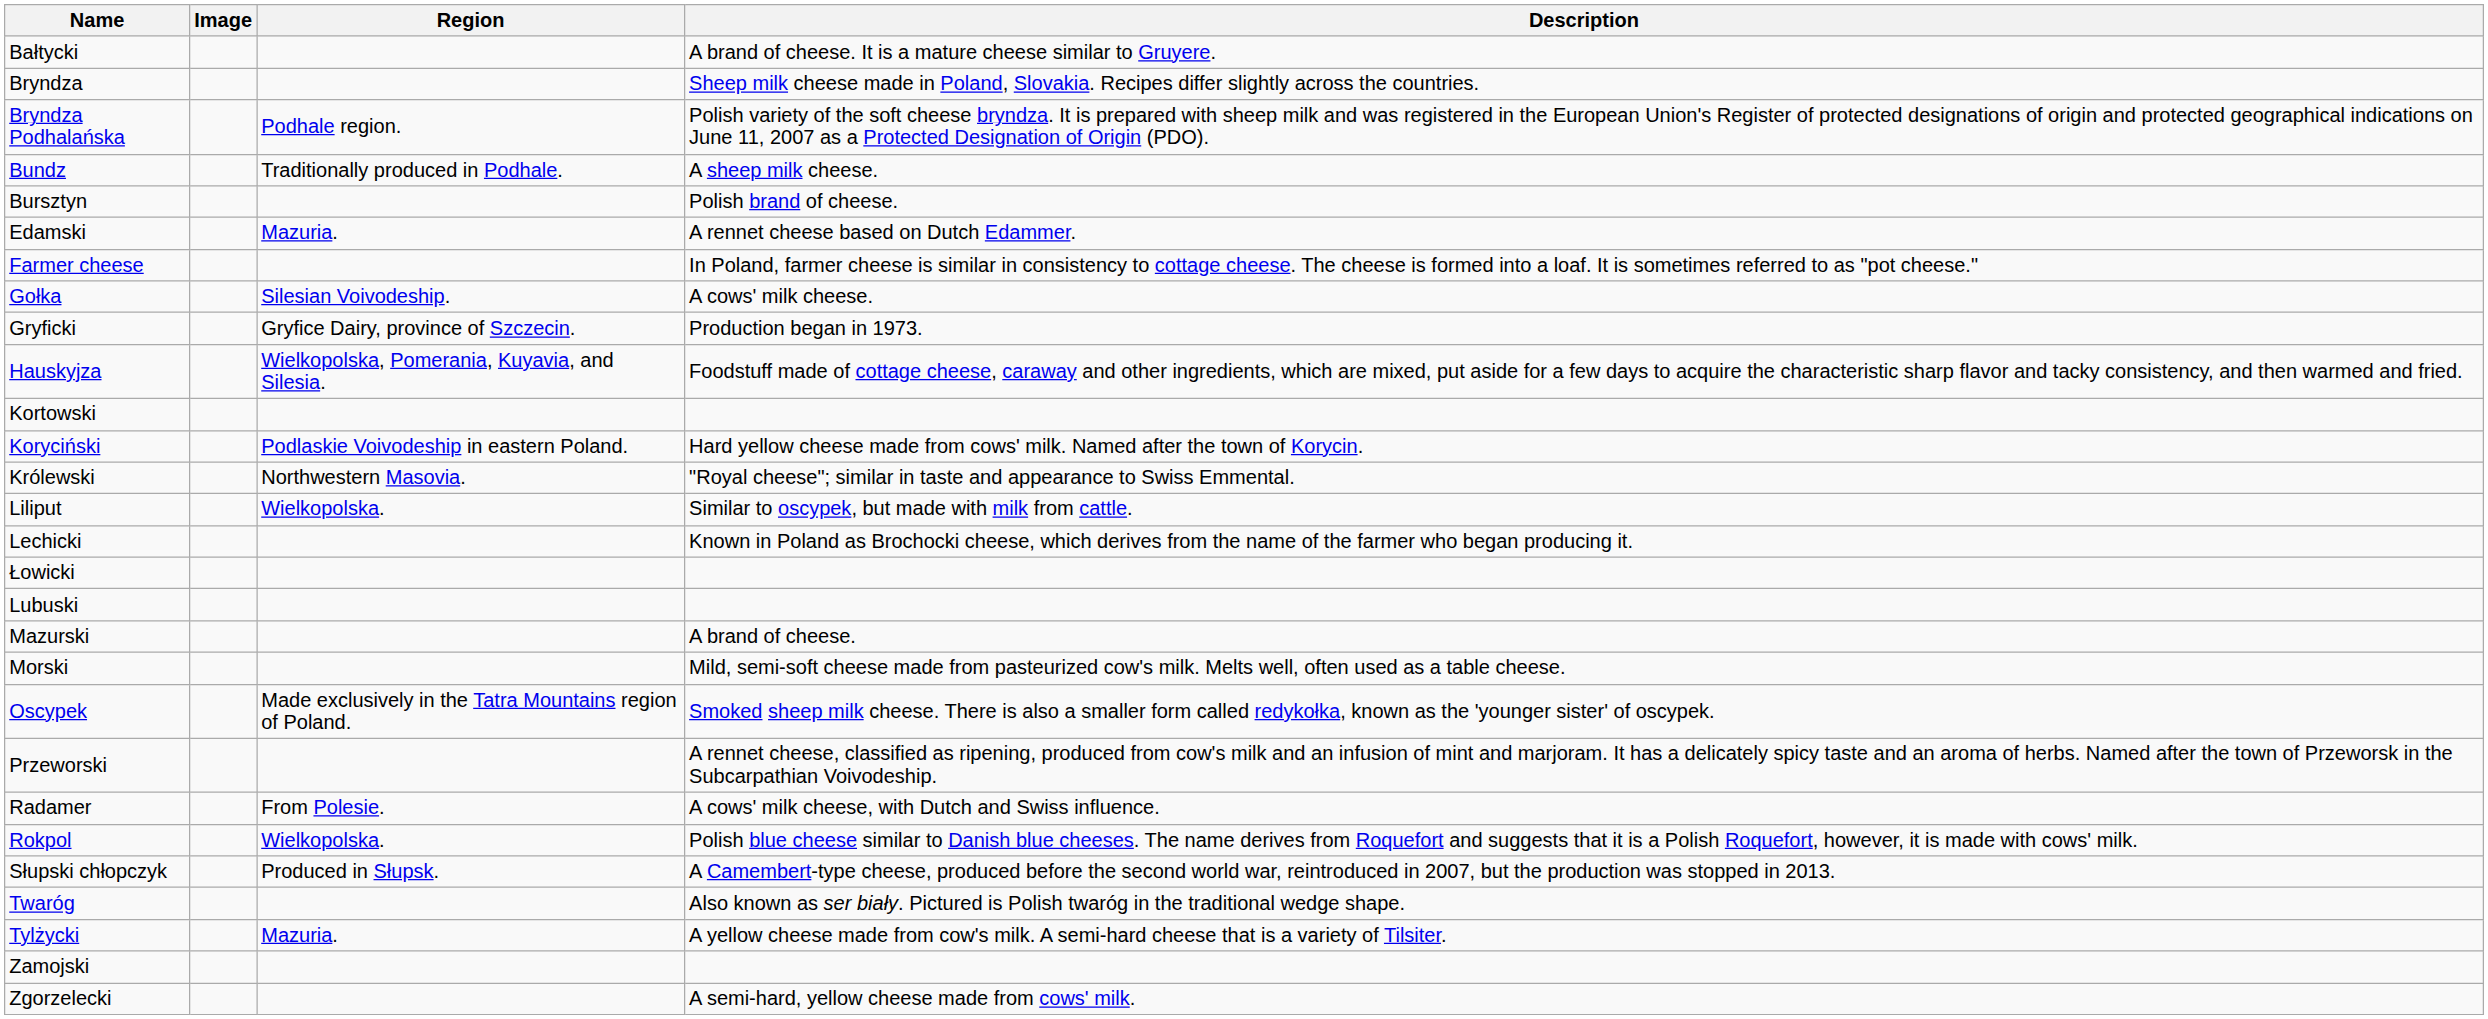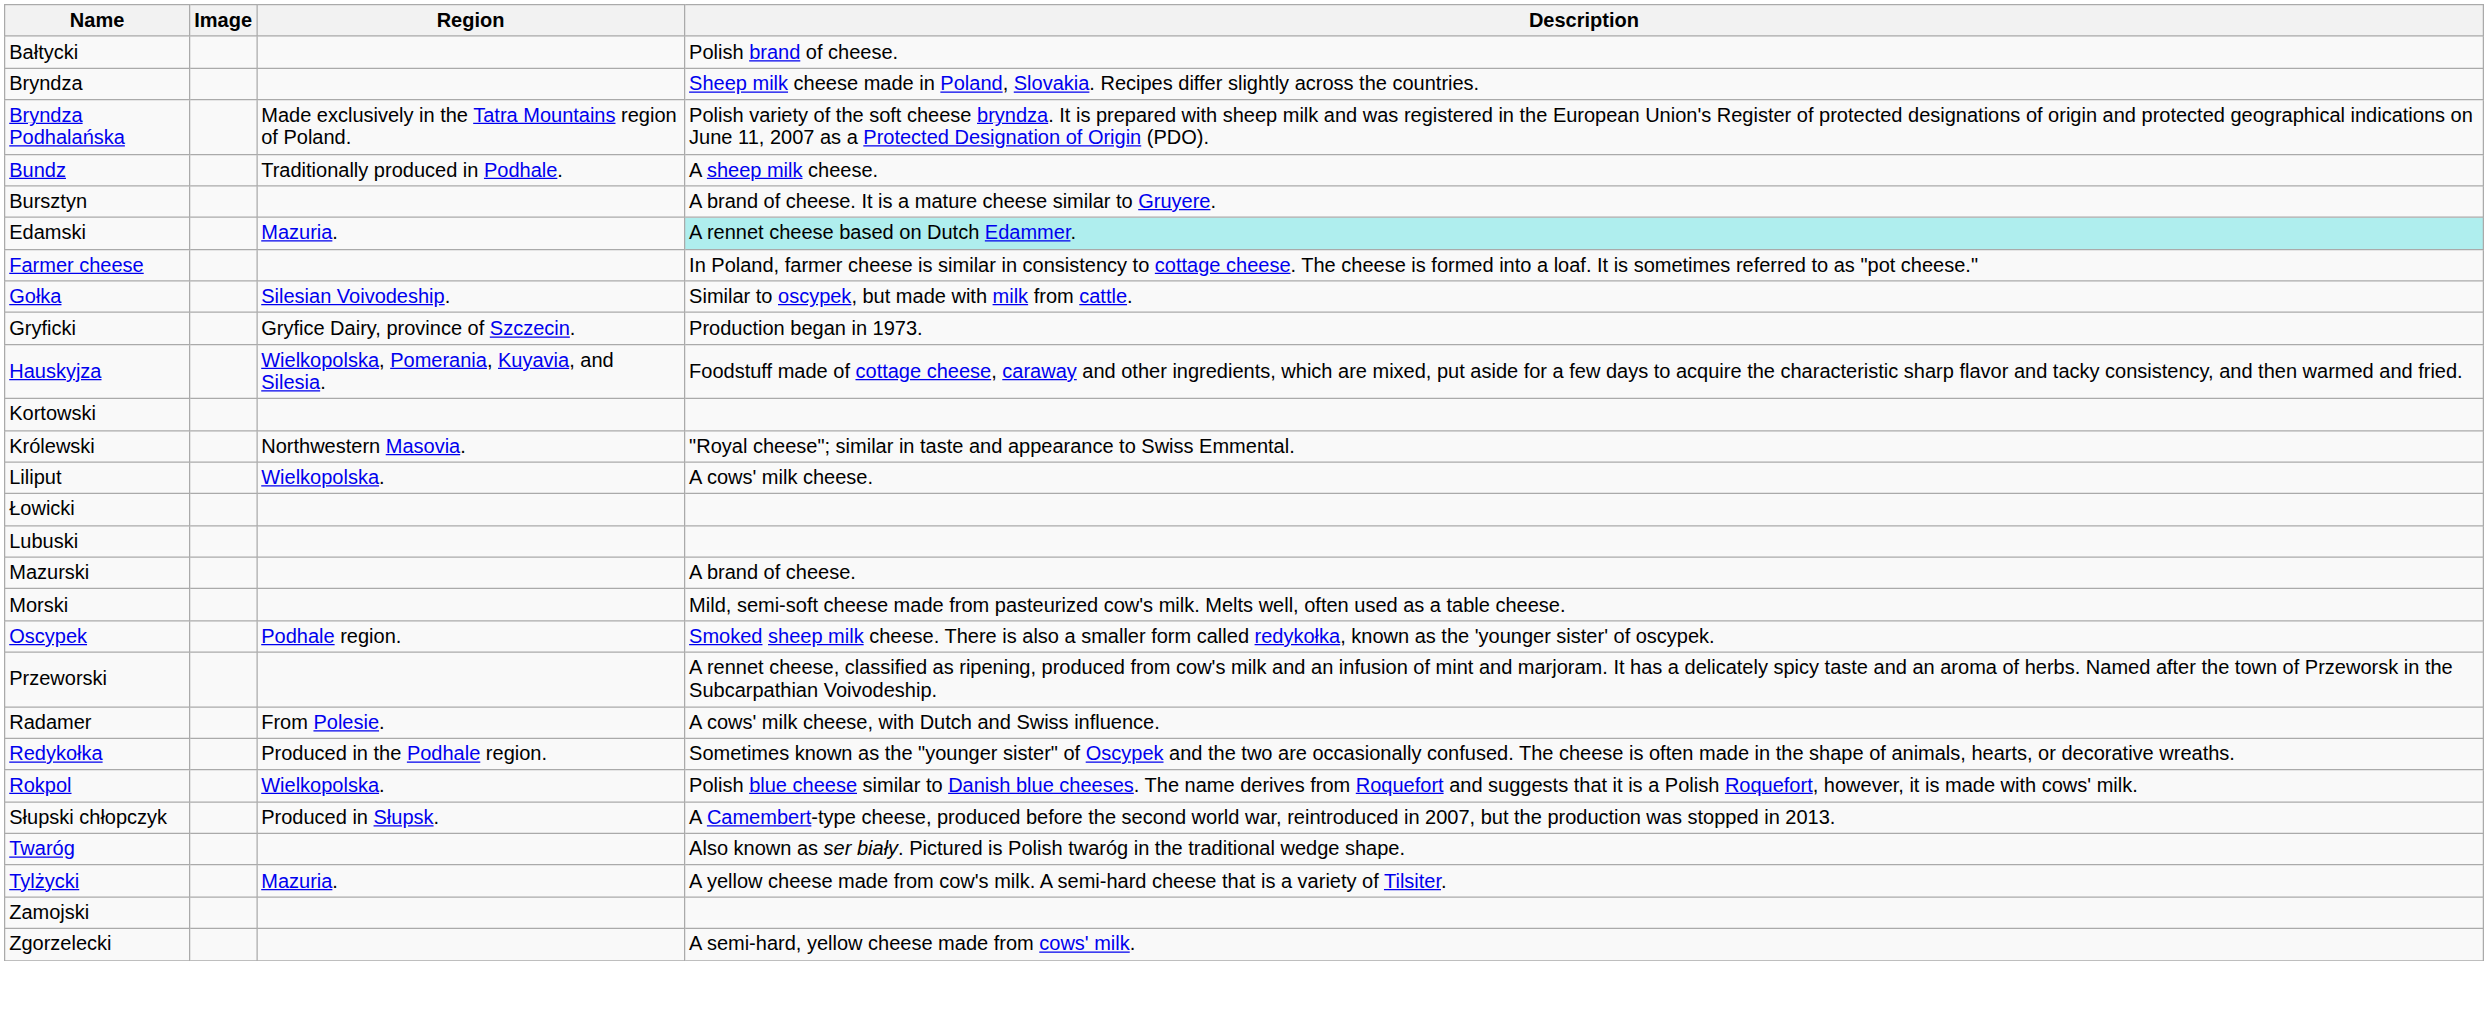(953, 52) A brand of cheese. It is a mature cheese similar to Gruyere. -> (794, 52) Polish brand of cheese.
(331, 126) Podhale region. -> (469, 126) Made exclusively in the Tatra Mountains region of Poland.
(794, 201) Polish brand of cheese. -> (953, 201) A brand of cheese. It is a mature cheese similar to Gruyere.
(883, 233) no background -> (883, 233) paleturquoise background
(781, 296) A cows' milk cheese. -> (911, 296) Similar to oscypek, but made with milk from cattle.
- row: (55, 445)
(911, 509) Similar to oscypek, but made with milk from cattle. -> (781, 477) A cows' milk cheese.
- row: (45, 541)
(469, 710) Made exclusively in the Tatra Mountains region of Poland. -> (331, 636) Podhale region.
+ row: (56, 753)
